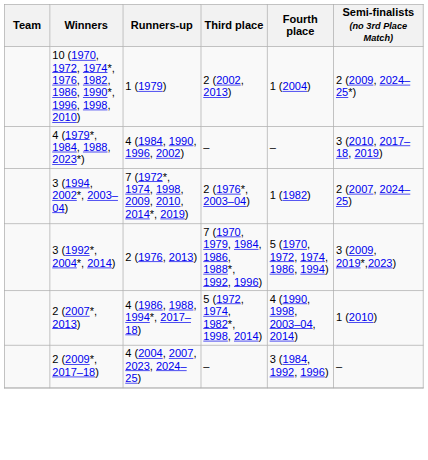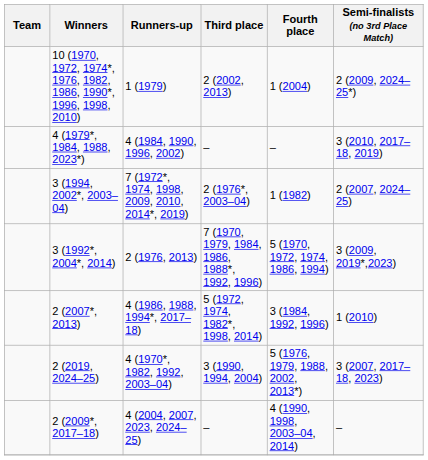(293, 318) 4 (1990, 1998, 2003–04, 2014) -> (299, 318) 3 (1984, 1992, 1996)
+ row: (76, 372)
(299, 366) 3 (1984, 1992, 1996) -> (293, 427) 4 (1990, 1998, 2003–04, 2014)
